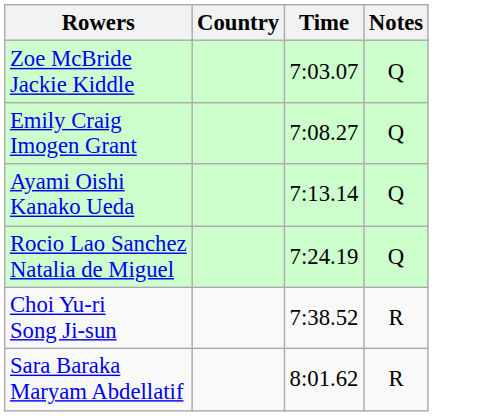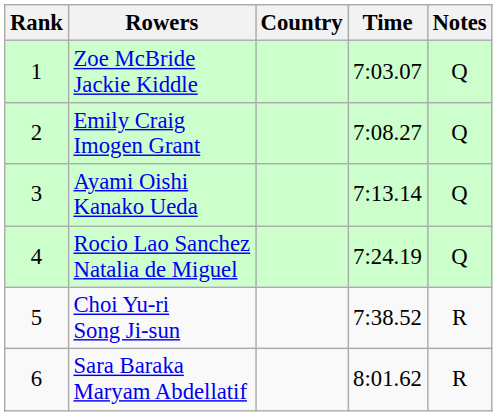+ column: (36, 22)
